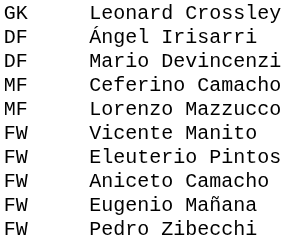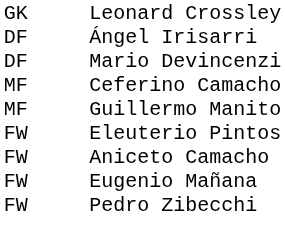- row: (185, 110)
+ row: (185, 110)
- row: (173, 134)
